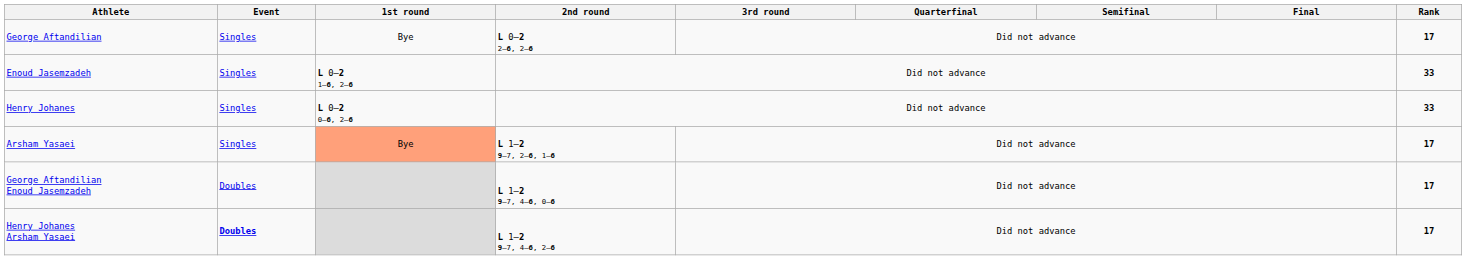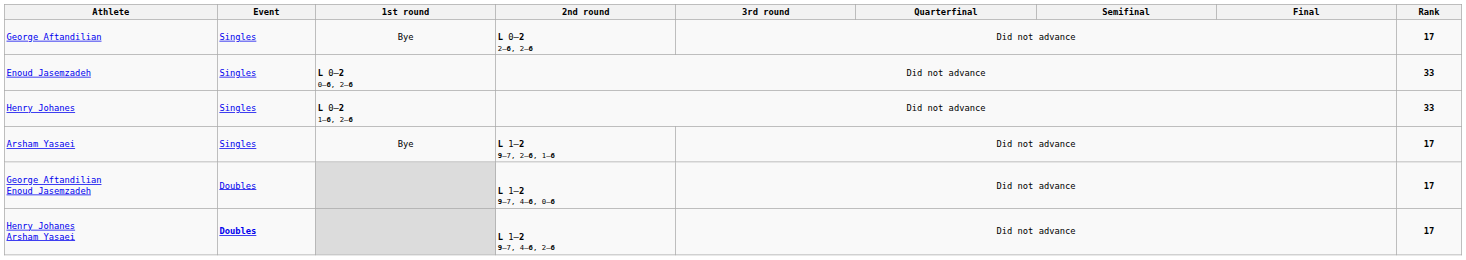(335, 77) L 0–2 1–6, 2–6 -> (335, 77) L 0–2 0–6, 2–6
(335, 113) L 0–2 0–6, 2–6 -> (335, 113) L 0–2 1–6, 2–6
(406, 144) lightsalmon background -> (406, 144) no background
